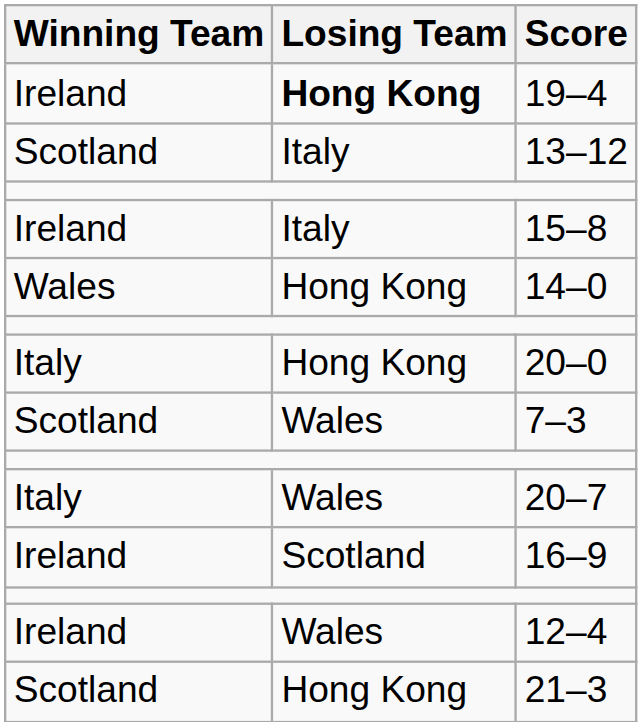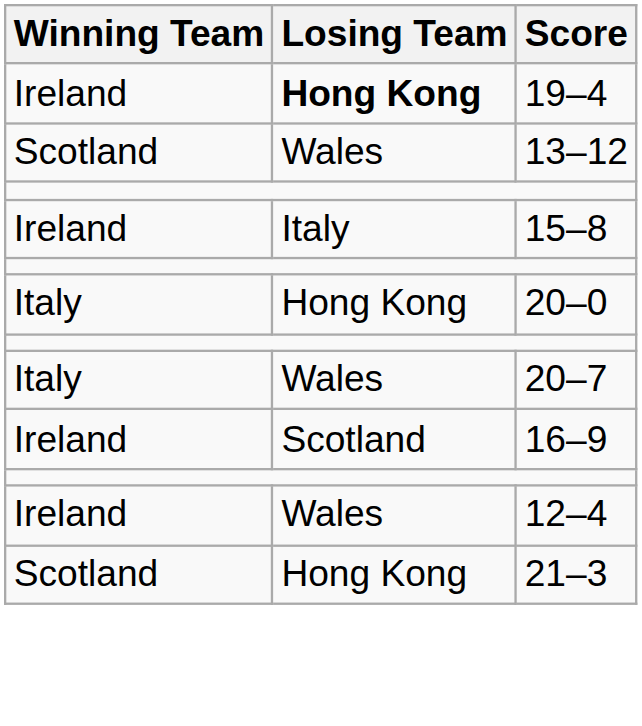(315, 151) Italy -> (332, 151) Wales
- row: (65, 286)
- row: (86, 421)
